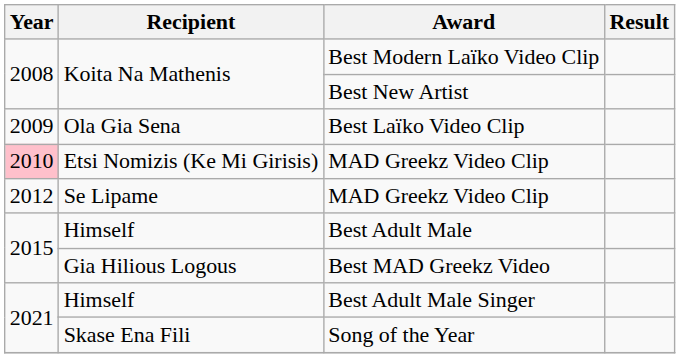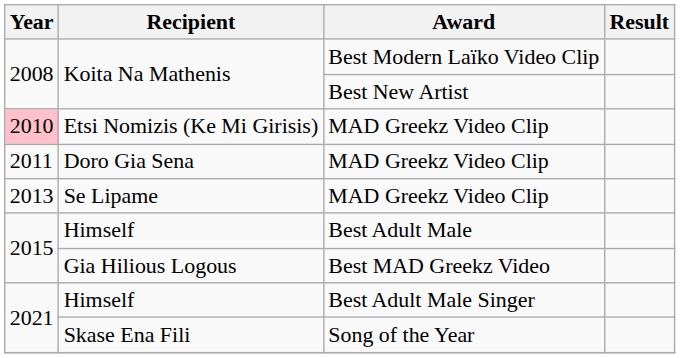- row: (122, 126)
+ row: (129, 160)
(32, 195) 2012 -> (32, 195) 2013
